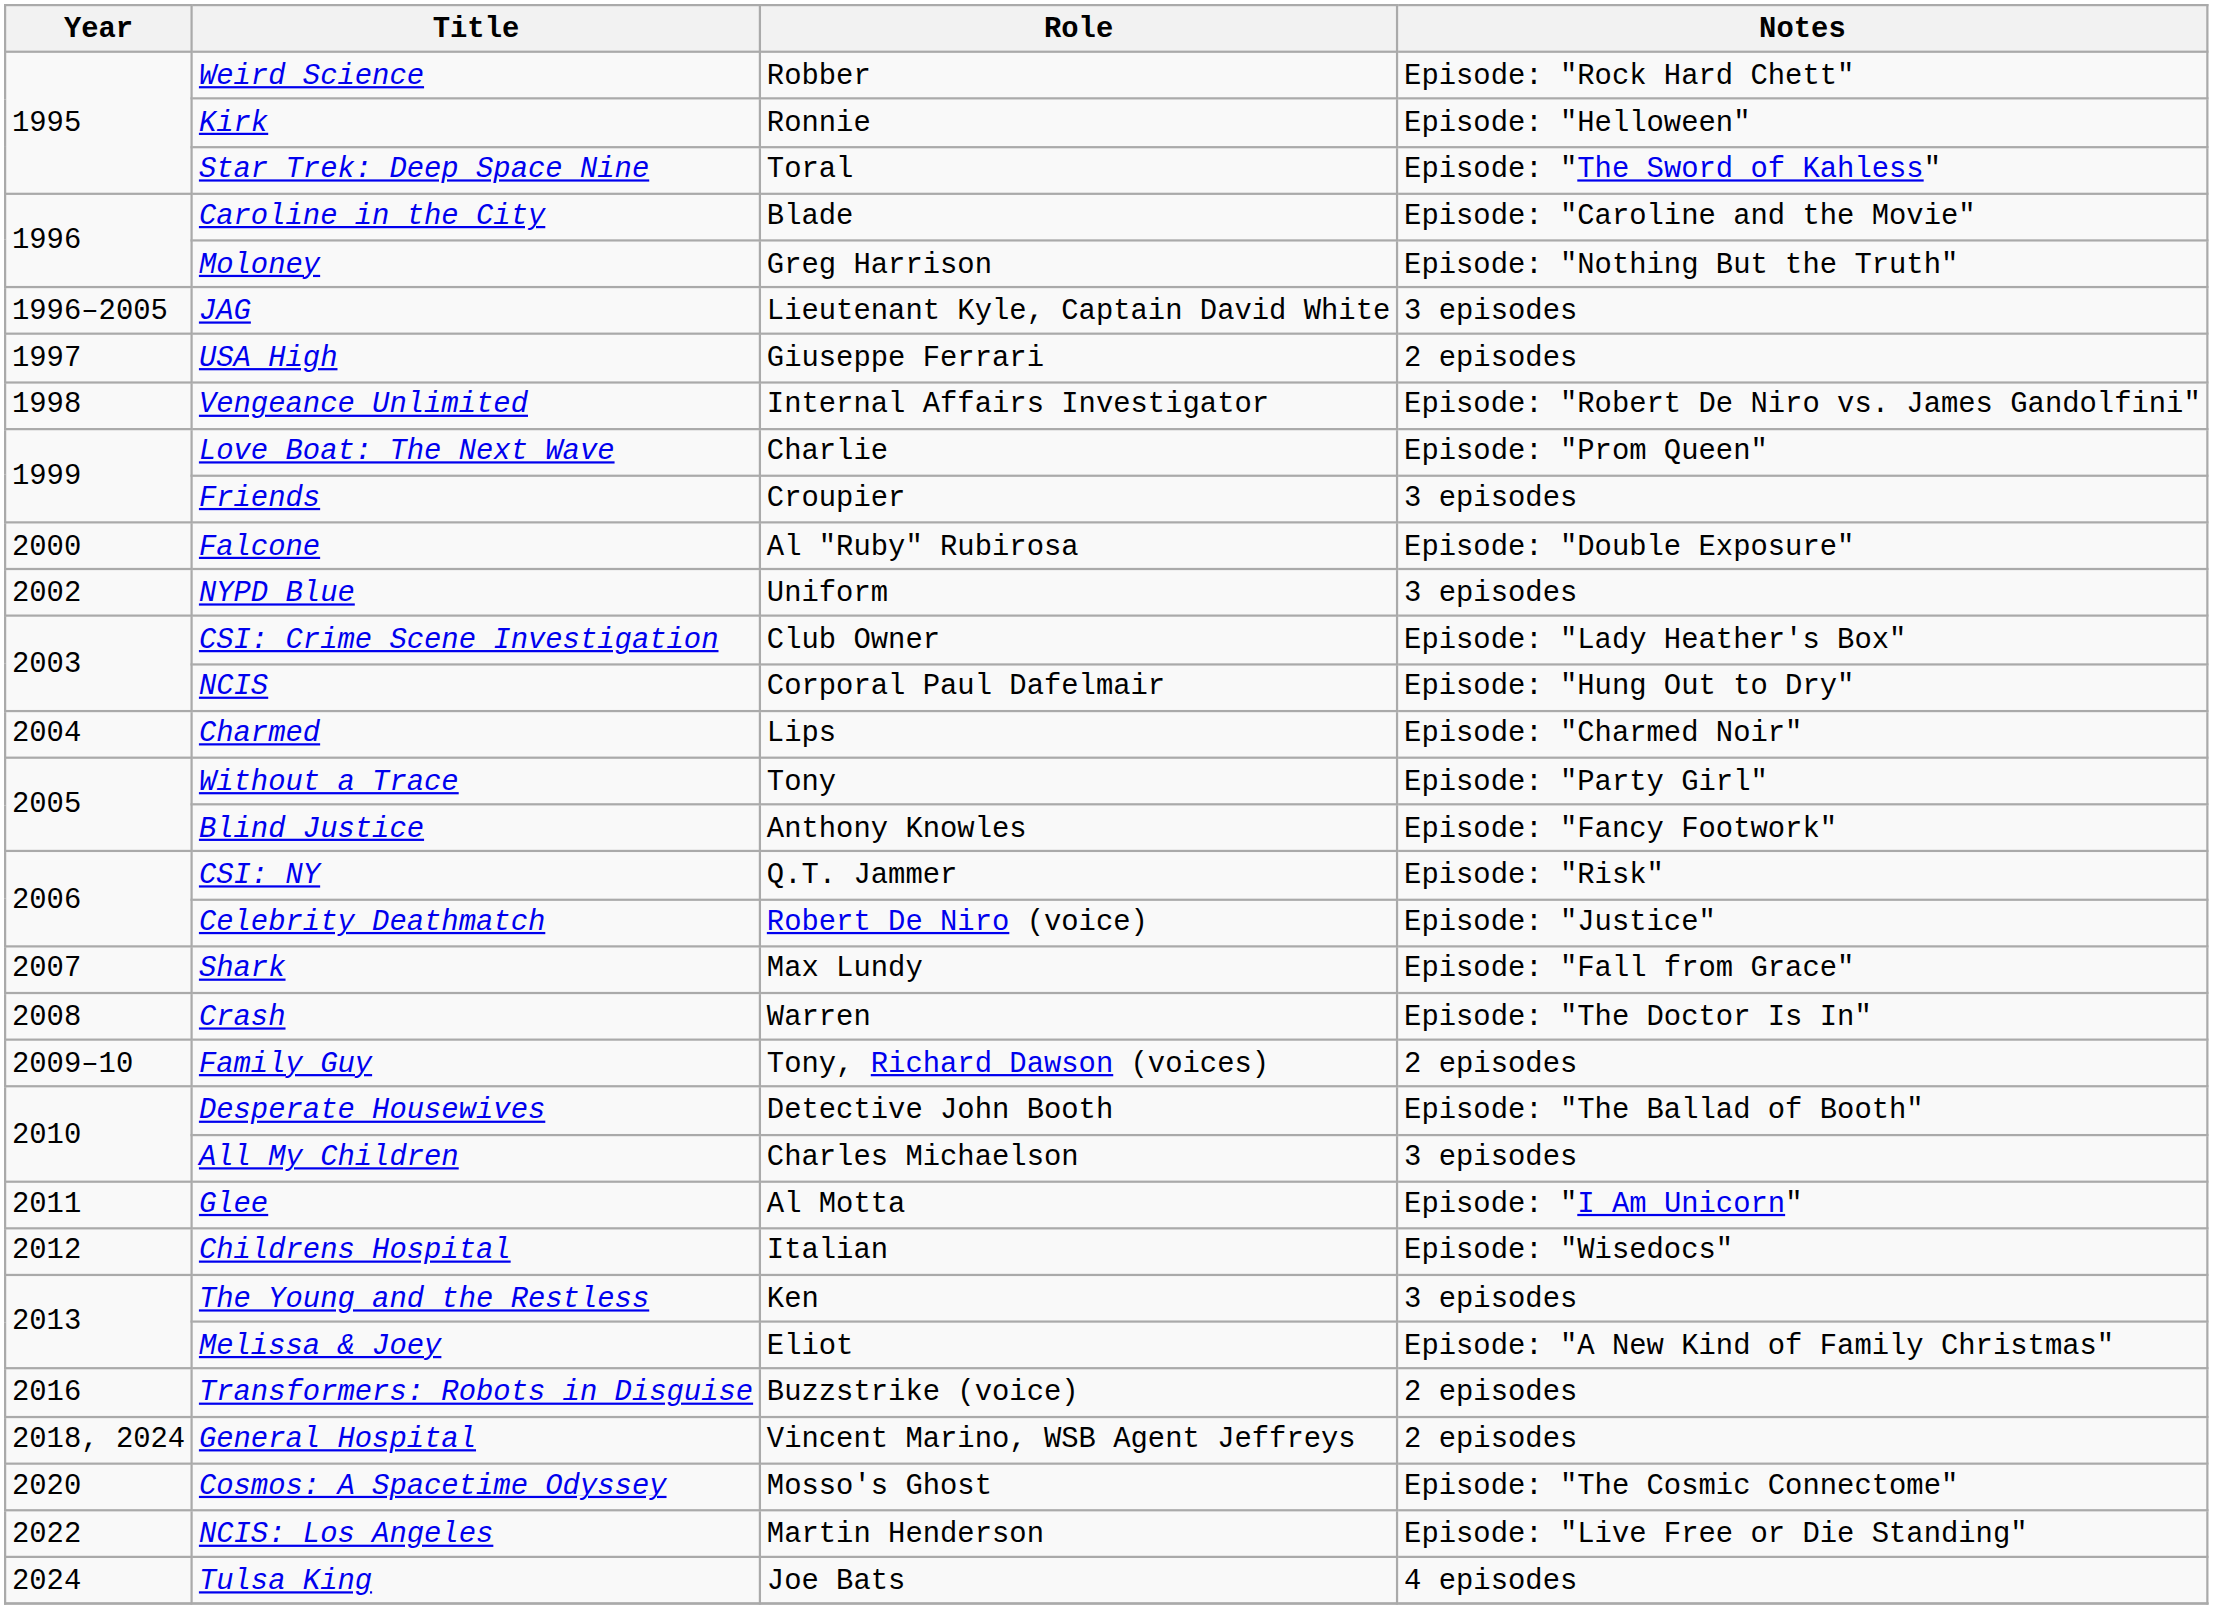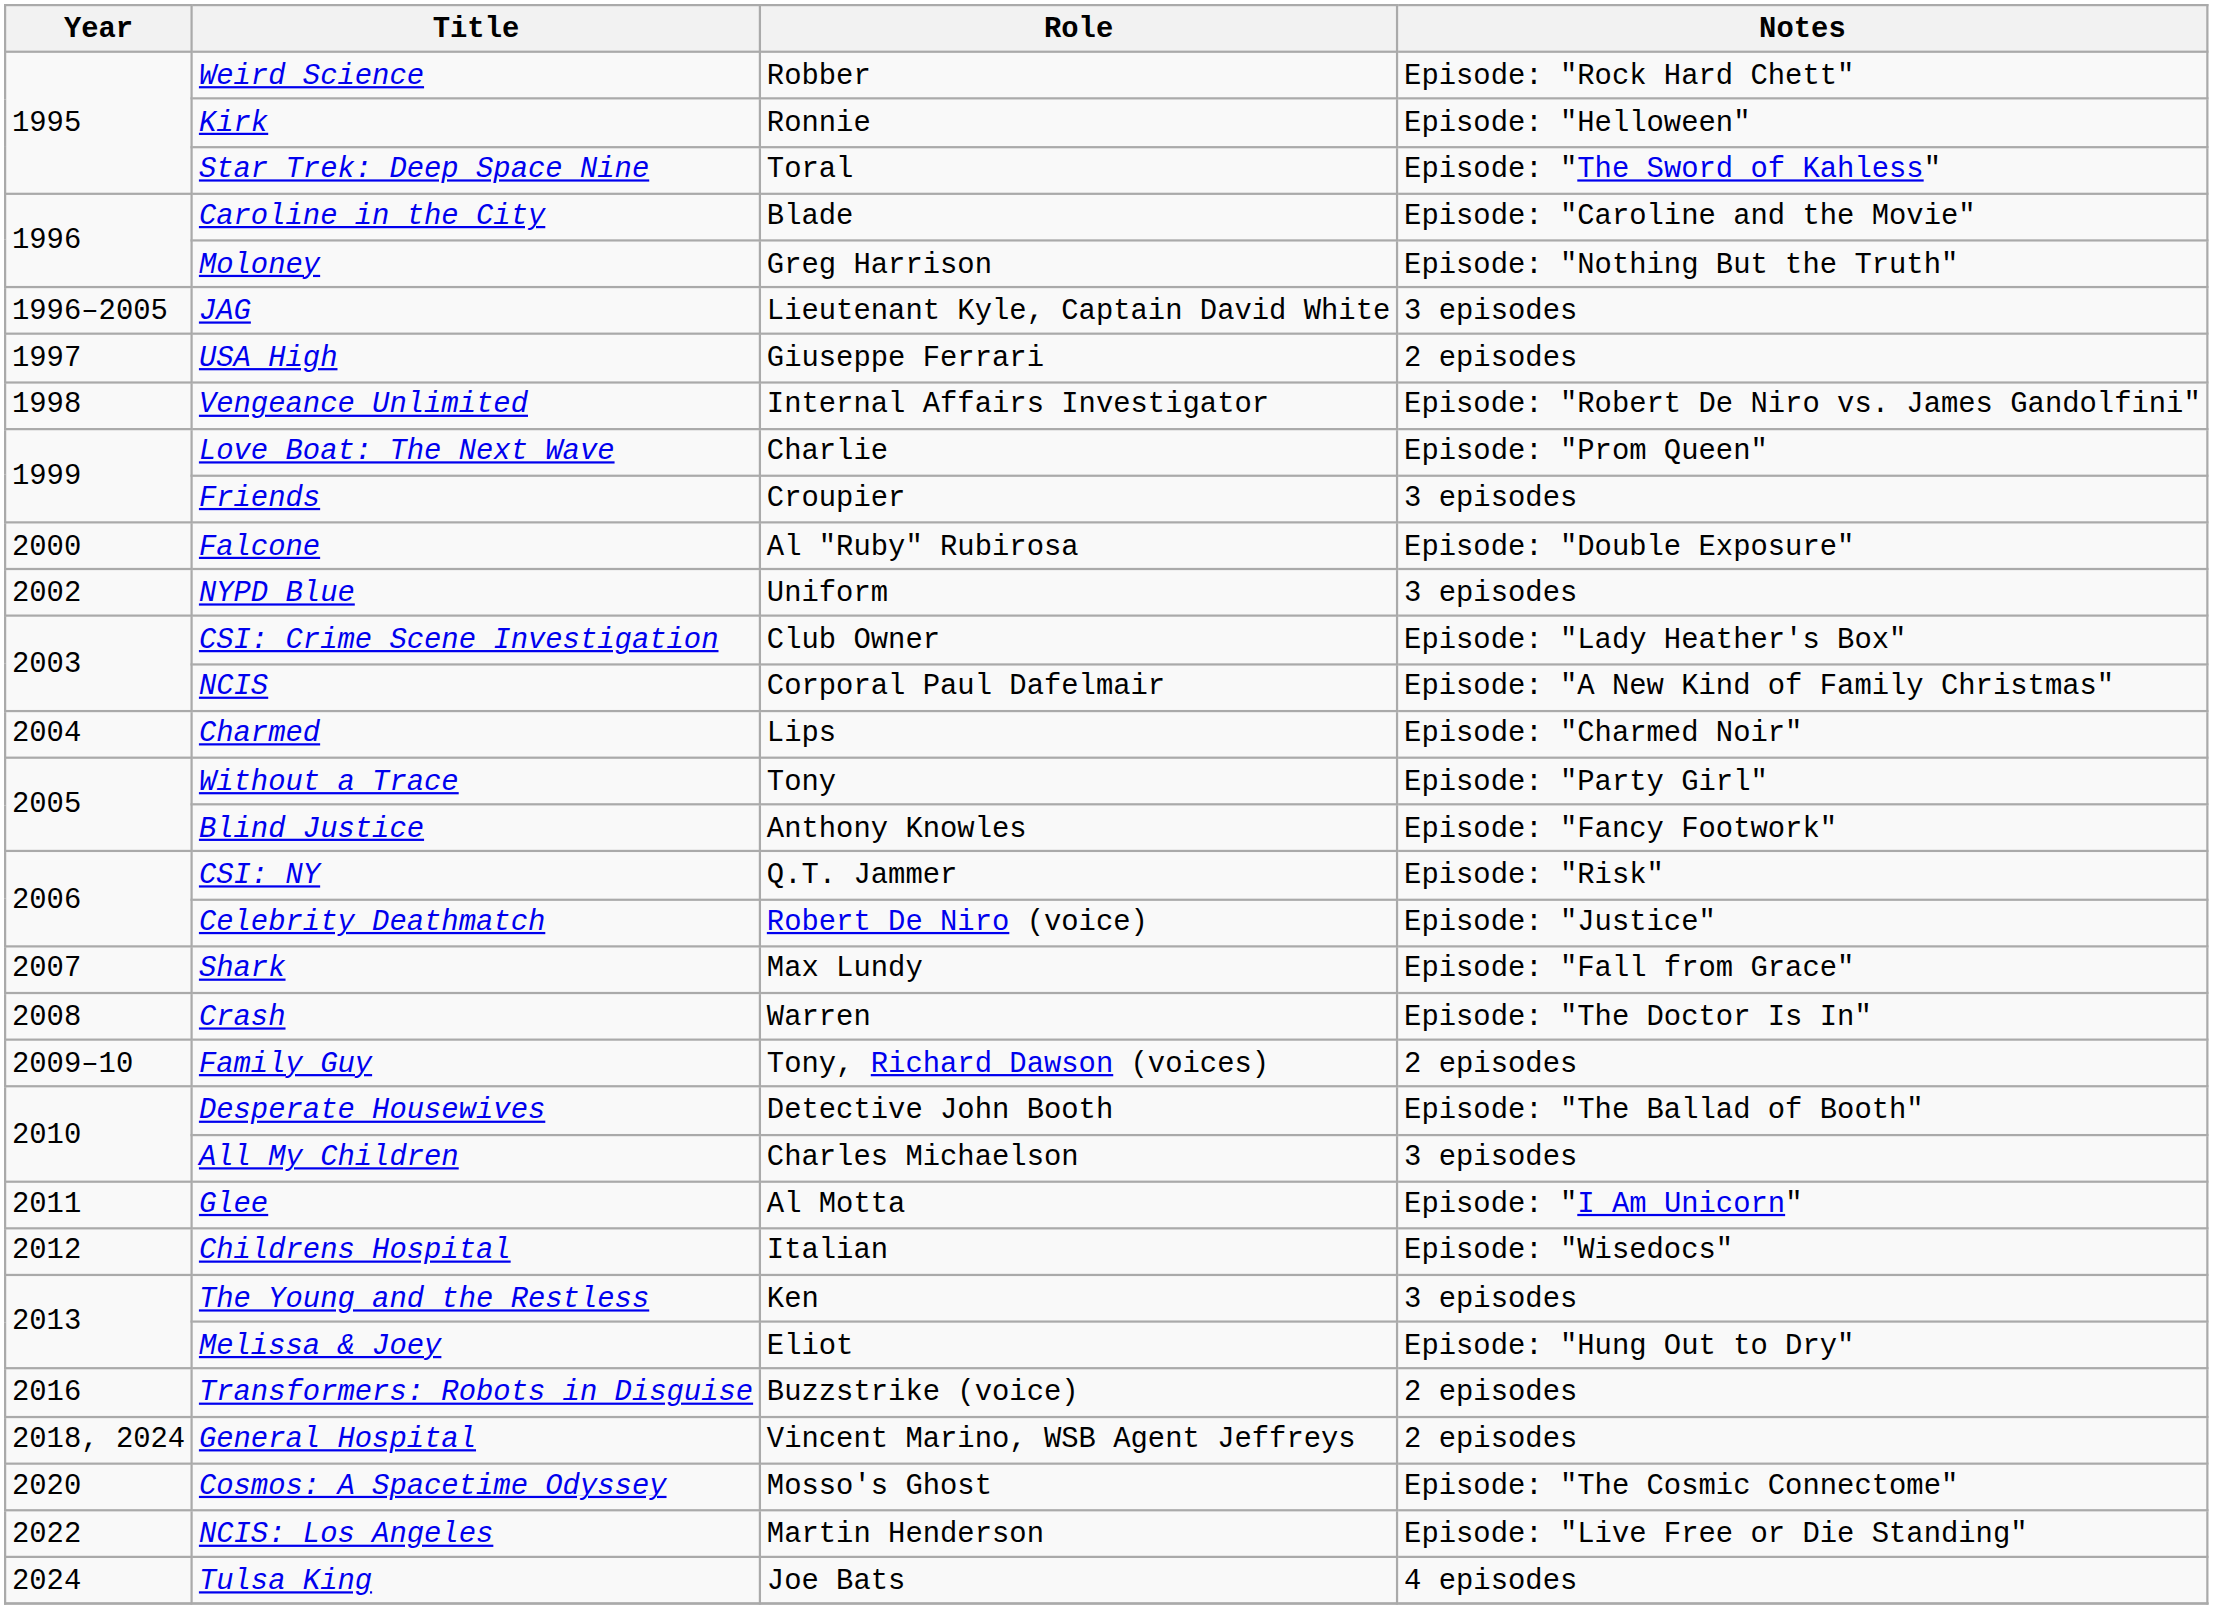(1629, 687) Episode: "Hung Out to Dry" -> (1759, 687) Episode: "A New Kind of Family Christmas"
(1759, 1346) Episode: "A New Kind of Family Christmas" -> (1629, 1346) Episode: "Hung Out to Dry"
